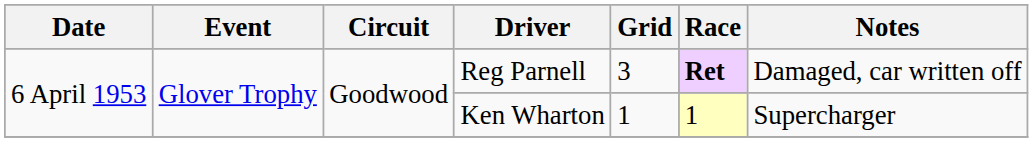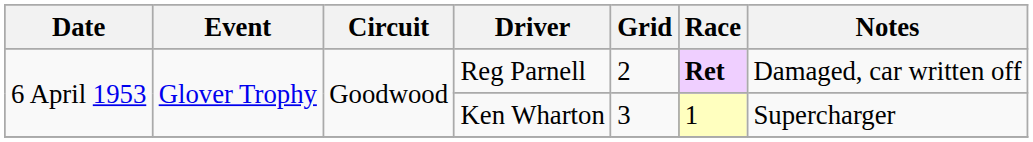(624, 70) 3 -> (624, 70) 2
(624, 114) 1 -> (624, 114) 3
